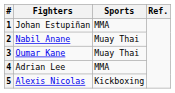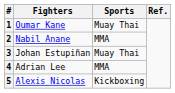(53, 25) Johan Estupiñan -> (40, 25) Oumar Kane
(102, 25) MMA -> (117, 25) Muay Thai
(117, 39) Muay Thai -> (102, 39) MMA
(40, 53) Oumar Kane -> (53, 53) Johan Estupiñan
